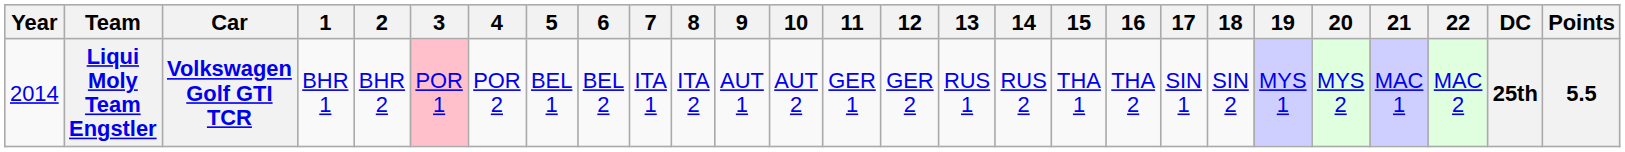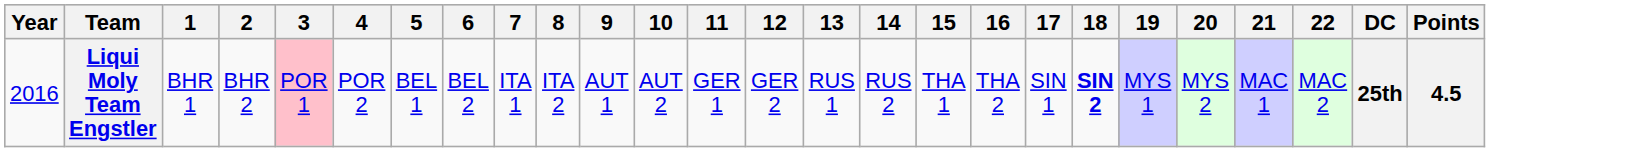- column: (229, 22)
(34, 92) 2014 -> (34, 92) 2016
(1231, 92) normal -> (1095, 92) bold
(1582, 92) 5.5 -> (1446, 92) 4.5
